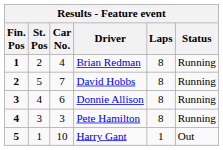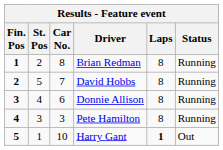(62, 63) 4 -> (62, 63) 8
(161, 136) normal -> (161, 136) bold
